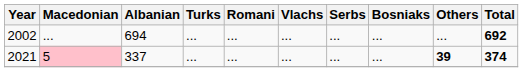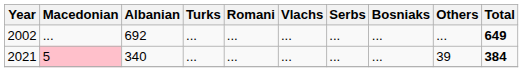(135, 35) 694 -> (135, 35) 692
(495, 35) 692 -> (495, 35) 649
(135, 56) 337 -> (135, 56) 340
(444, 56) bold -> (444, 56) normal
(495, 56) 374 -> (495, 56) 384
